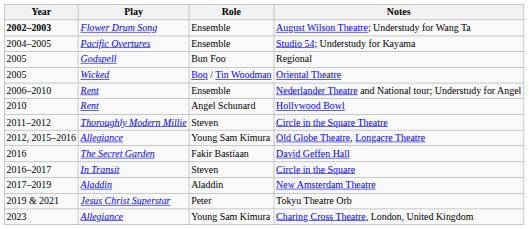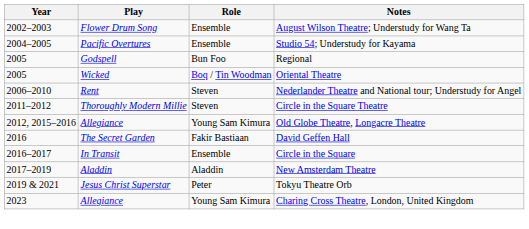(29, 28) bold -> (29, 28) normal
(211, 91) Ensemble -> (205, 91) Steven
- row: (310, 106)
(205, 169) Steven -> (211, 153) Ensemble
